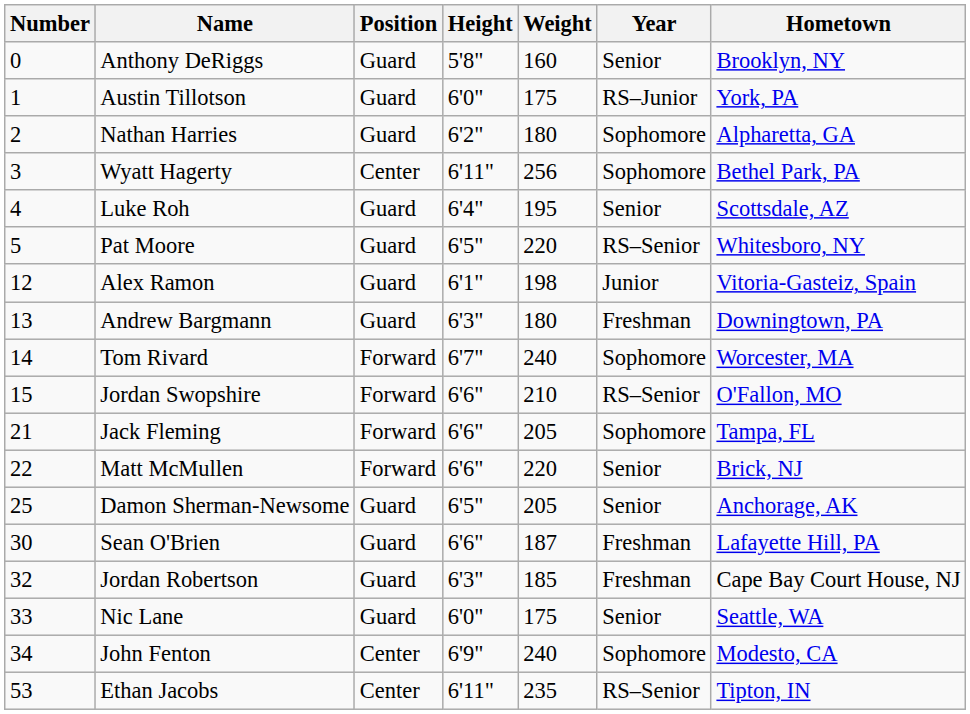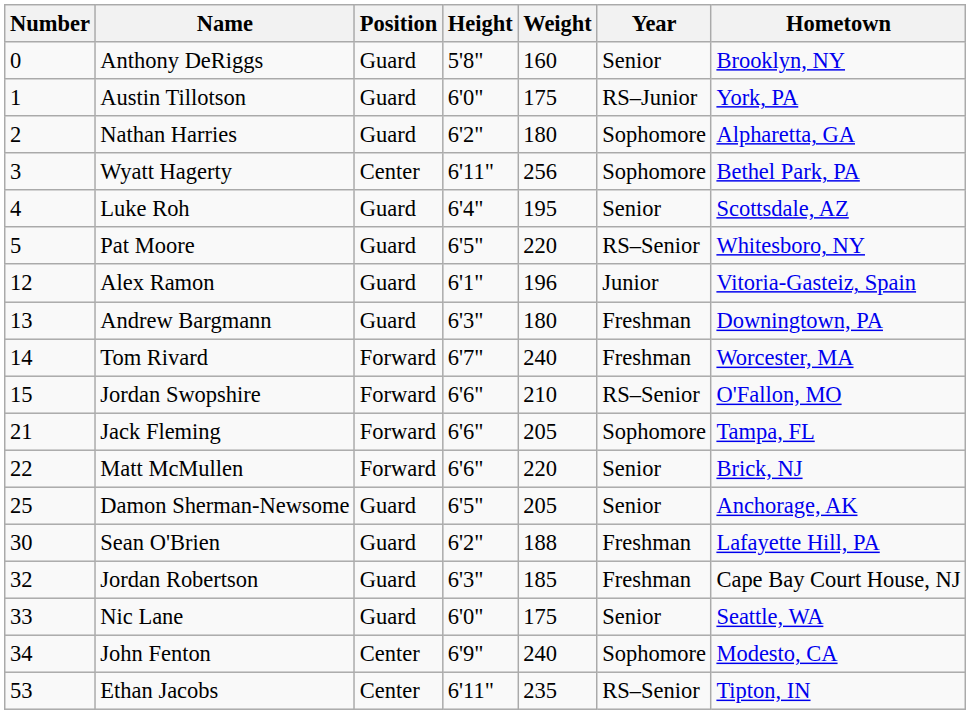(540, 282) 198 -> (540, 282) 196
(654, 357) Sophomore -> (647, 357) Freshman
(466, 542) 6'6" -> (466, 542) 6'2"
(540, 542) 187 -> (540, 542) 188
